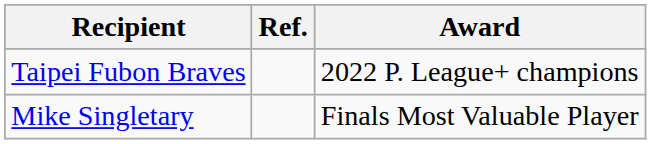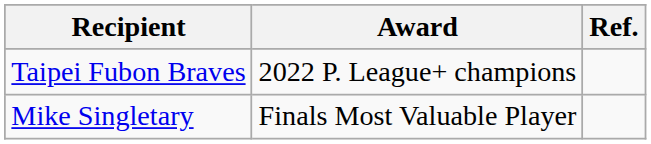columns swapped: (480, 26) <-> (283, 26)
